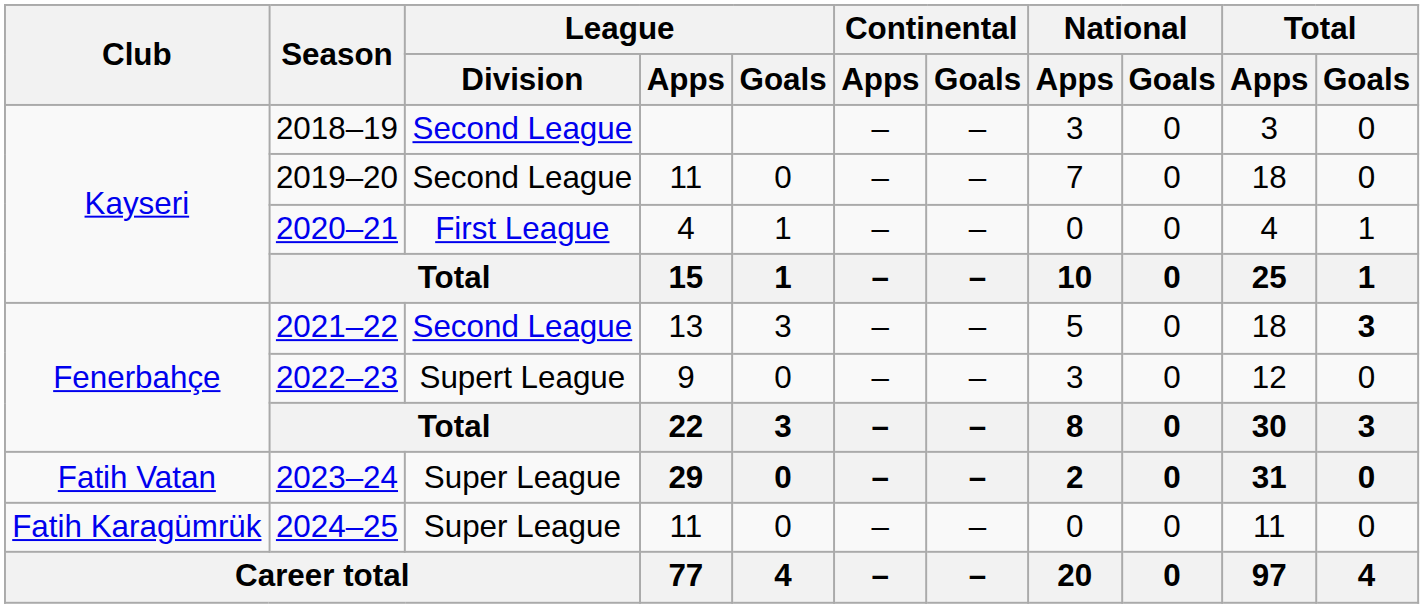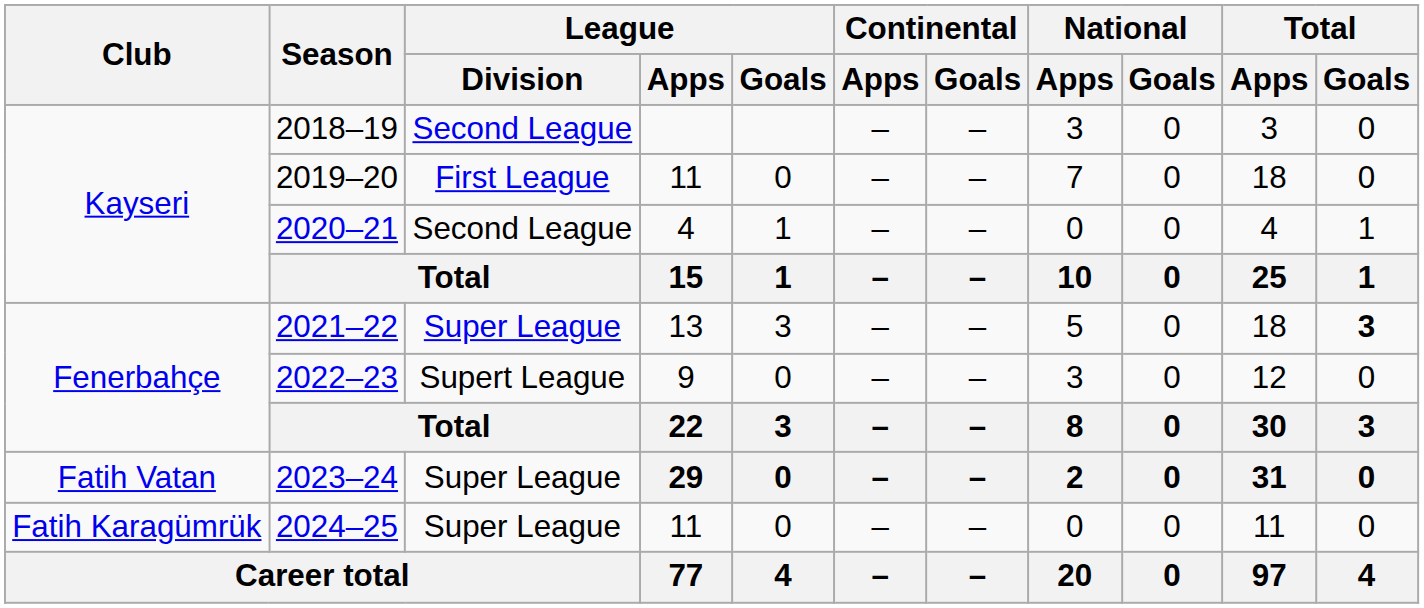(522, 178) Second League -> (522, 178) First League
(522, 228) First League -> (522, 228) Second League
(522, 327) Second League -> (522, 327) Super League
